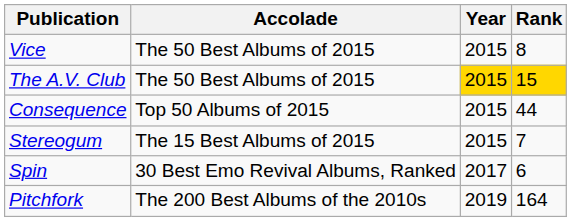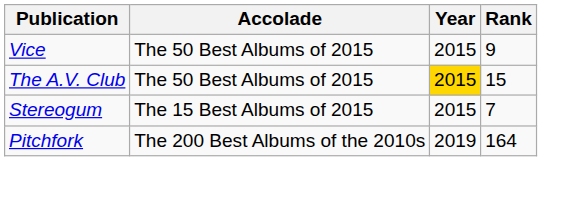(521, 49) 8 -> (490, 49) 9
(526, 79) gold background -> (496, 79) no background
- row: (68, 110)
- row: (28, 170)
